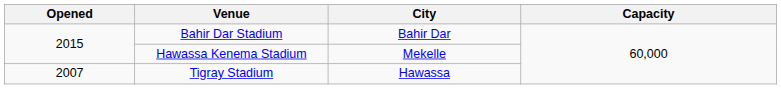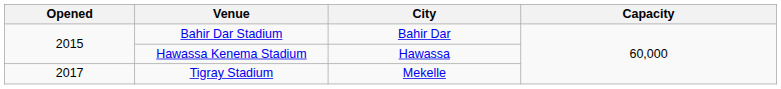(424, 53) Mekelle -> (424, 53) Hawassa
(70, 73) 2007 -> (70, 73) 2017
(424, 73) Hawassa -> (424, 73) Mekelle
